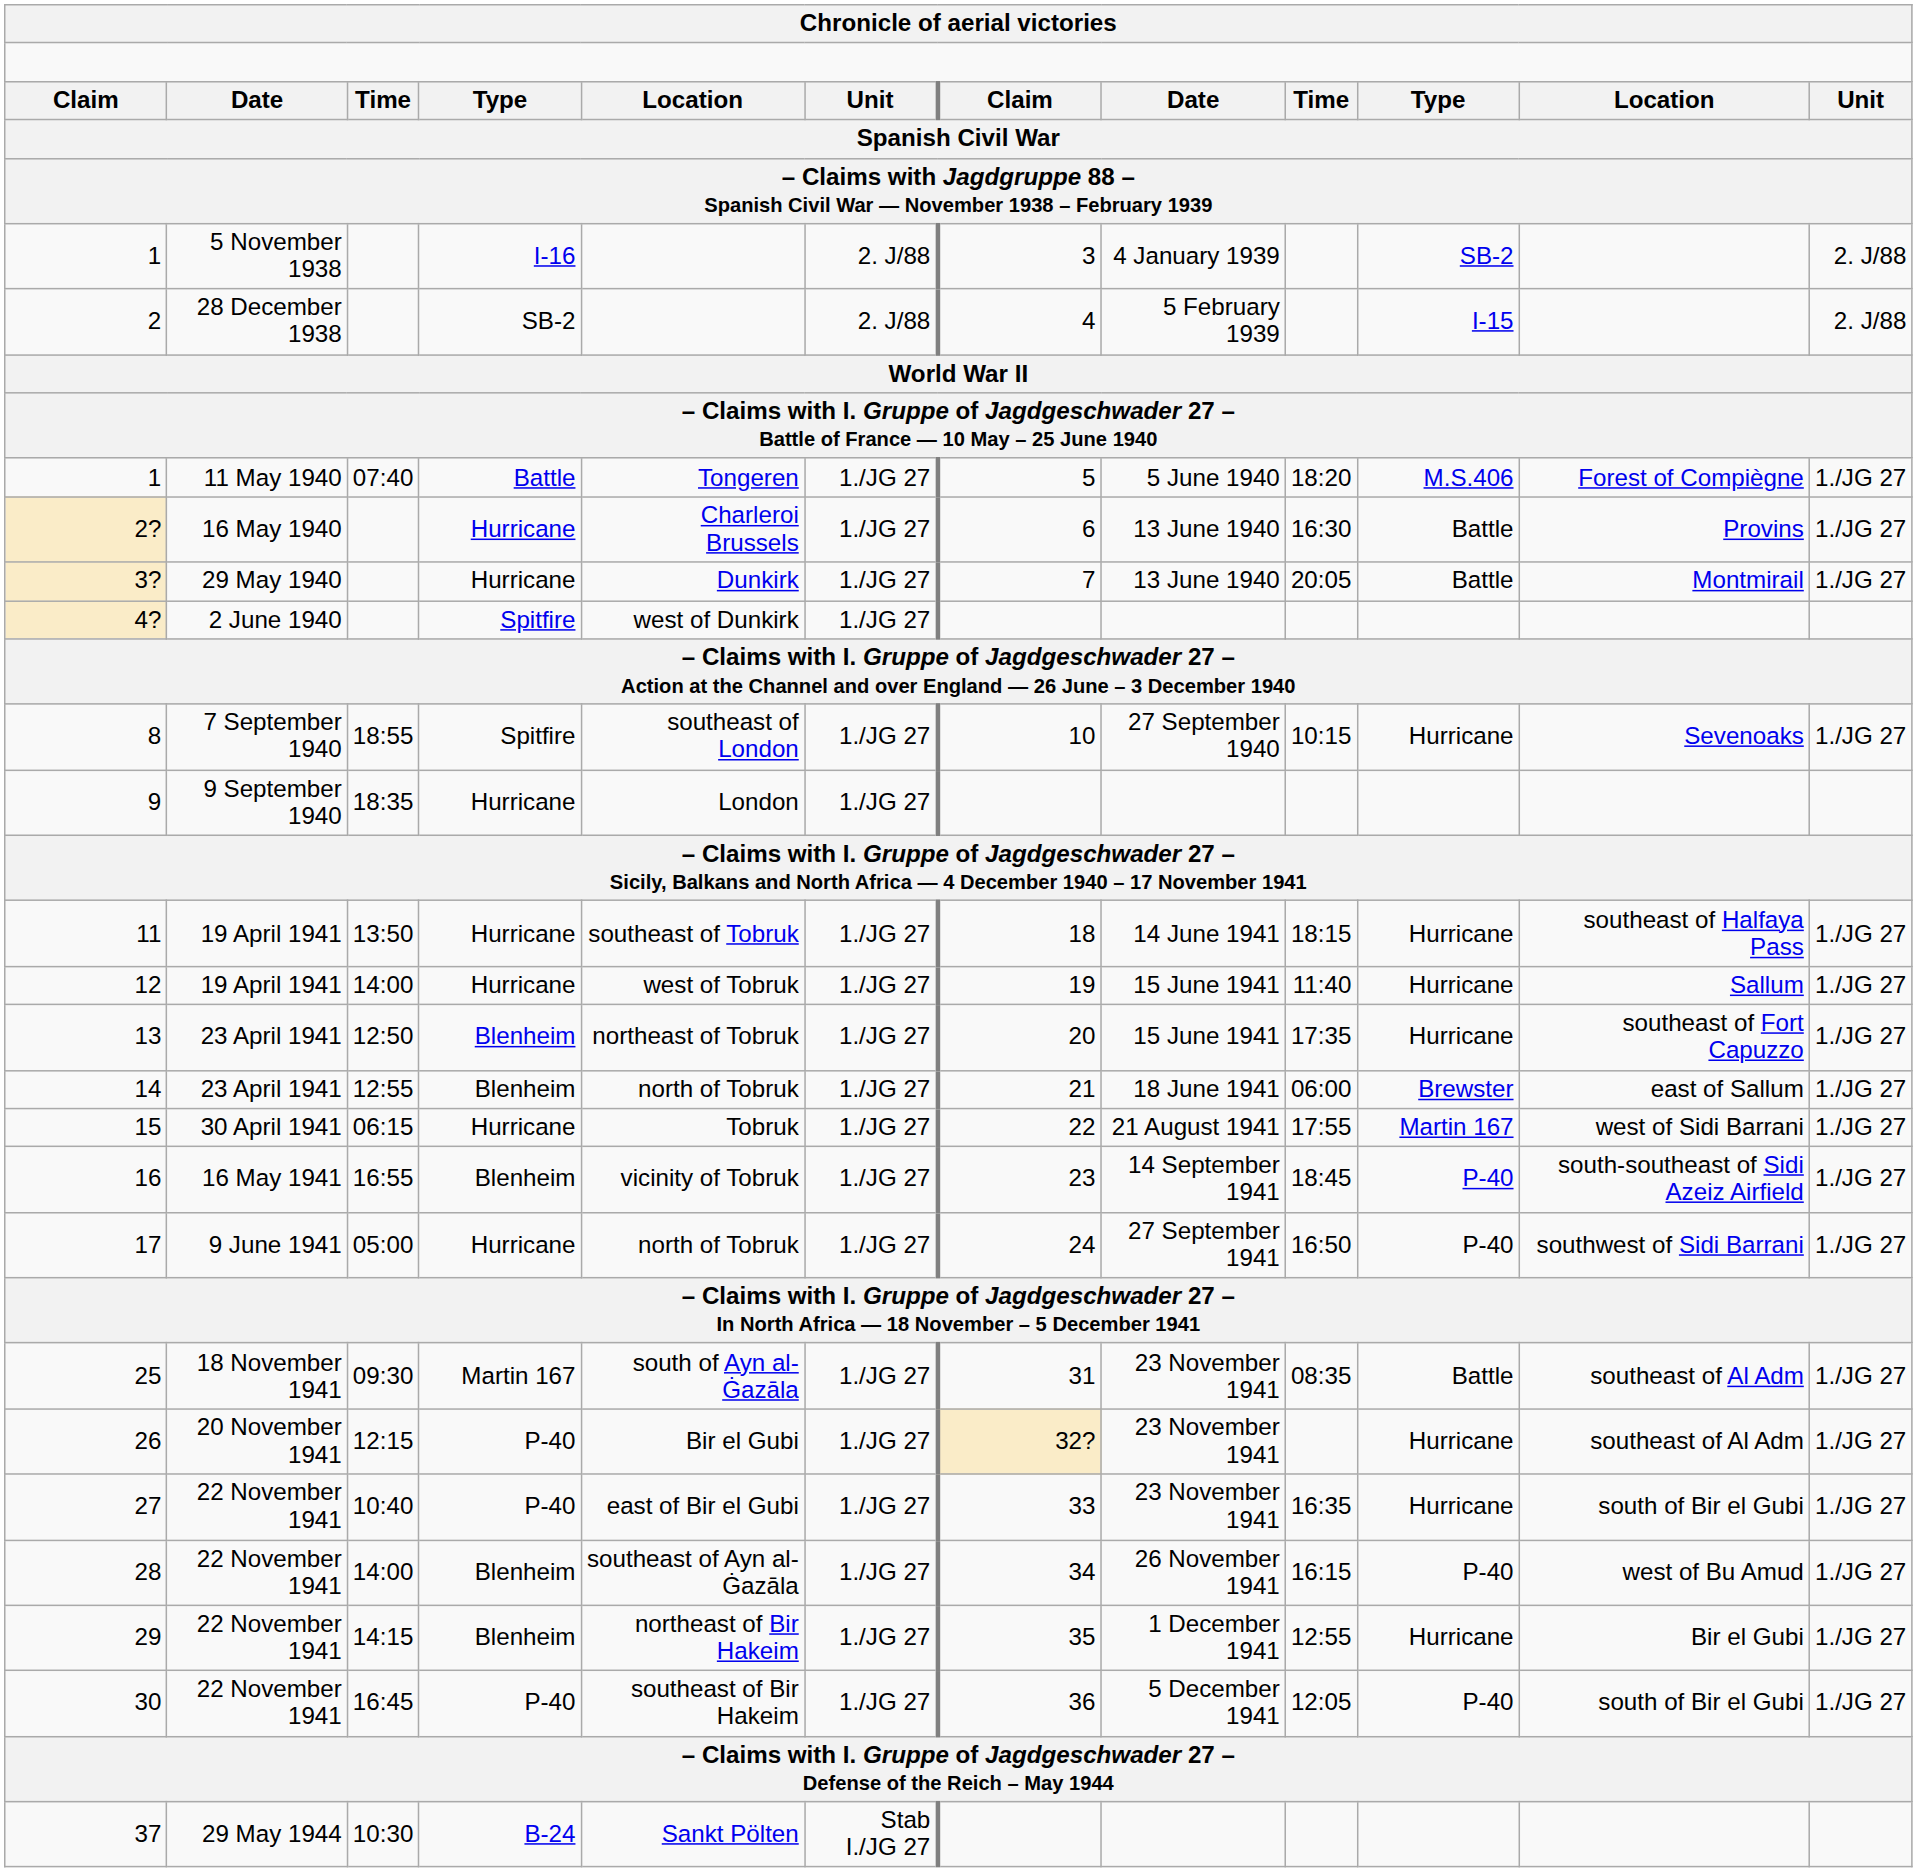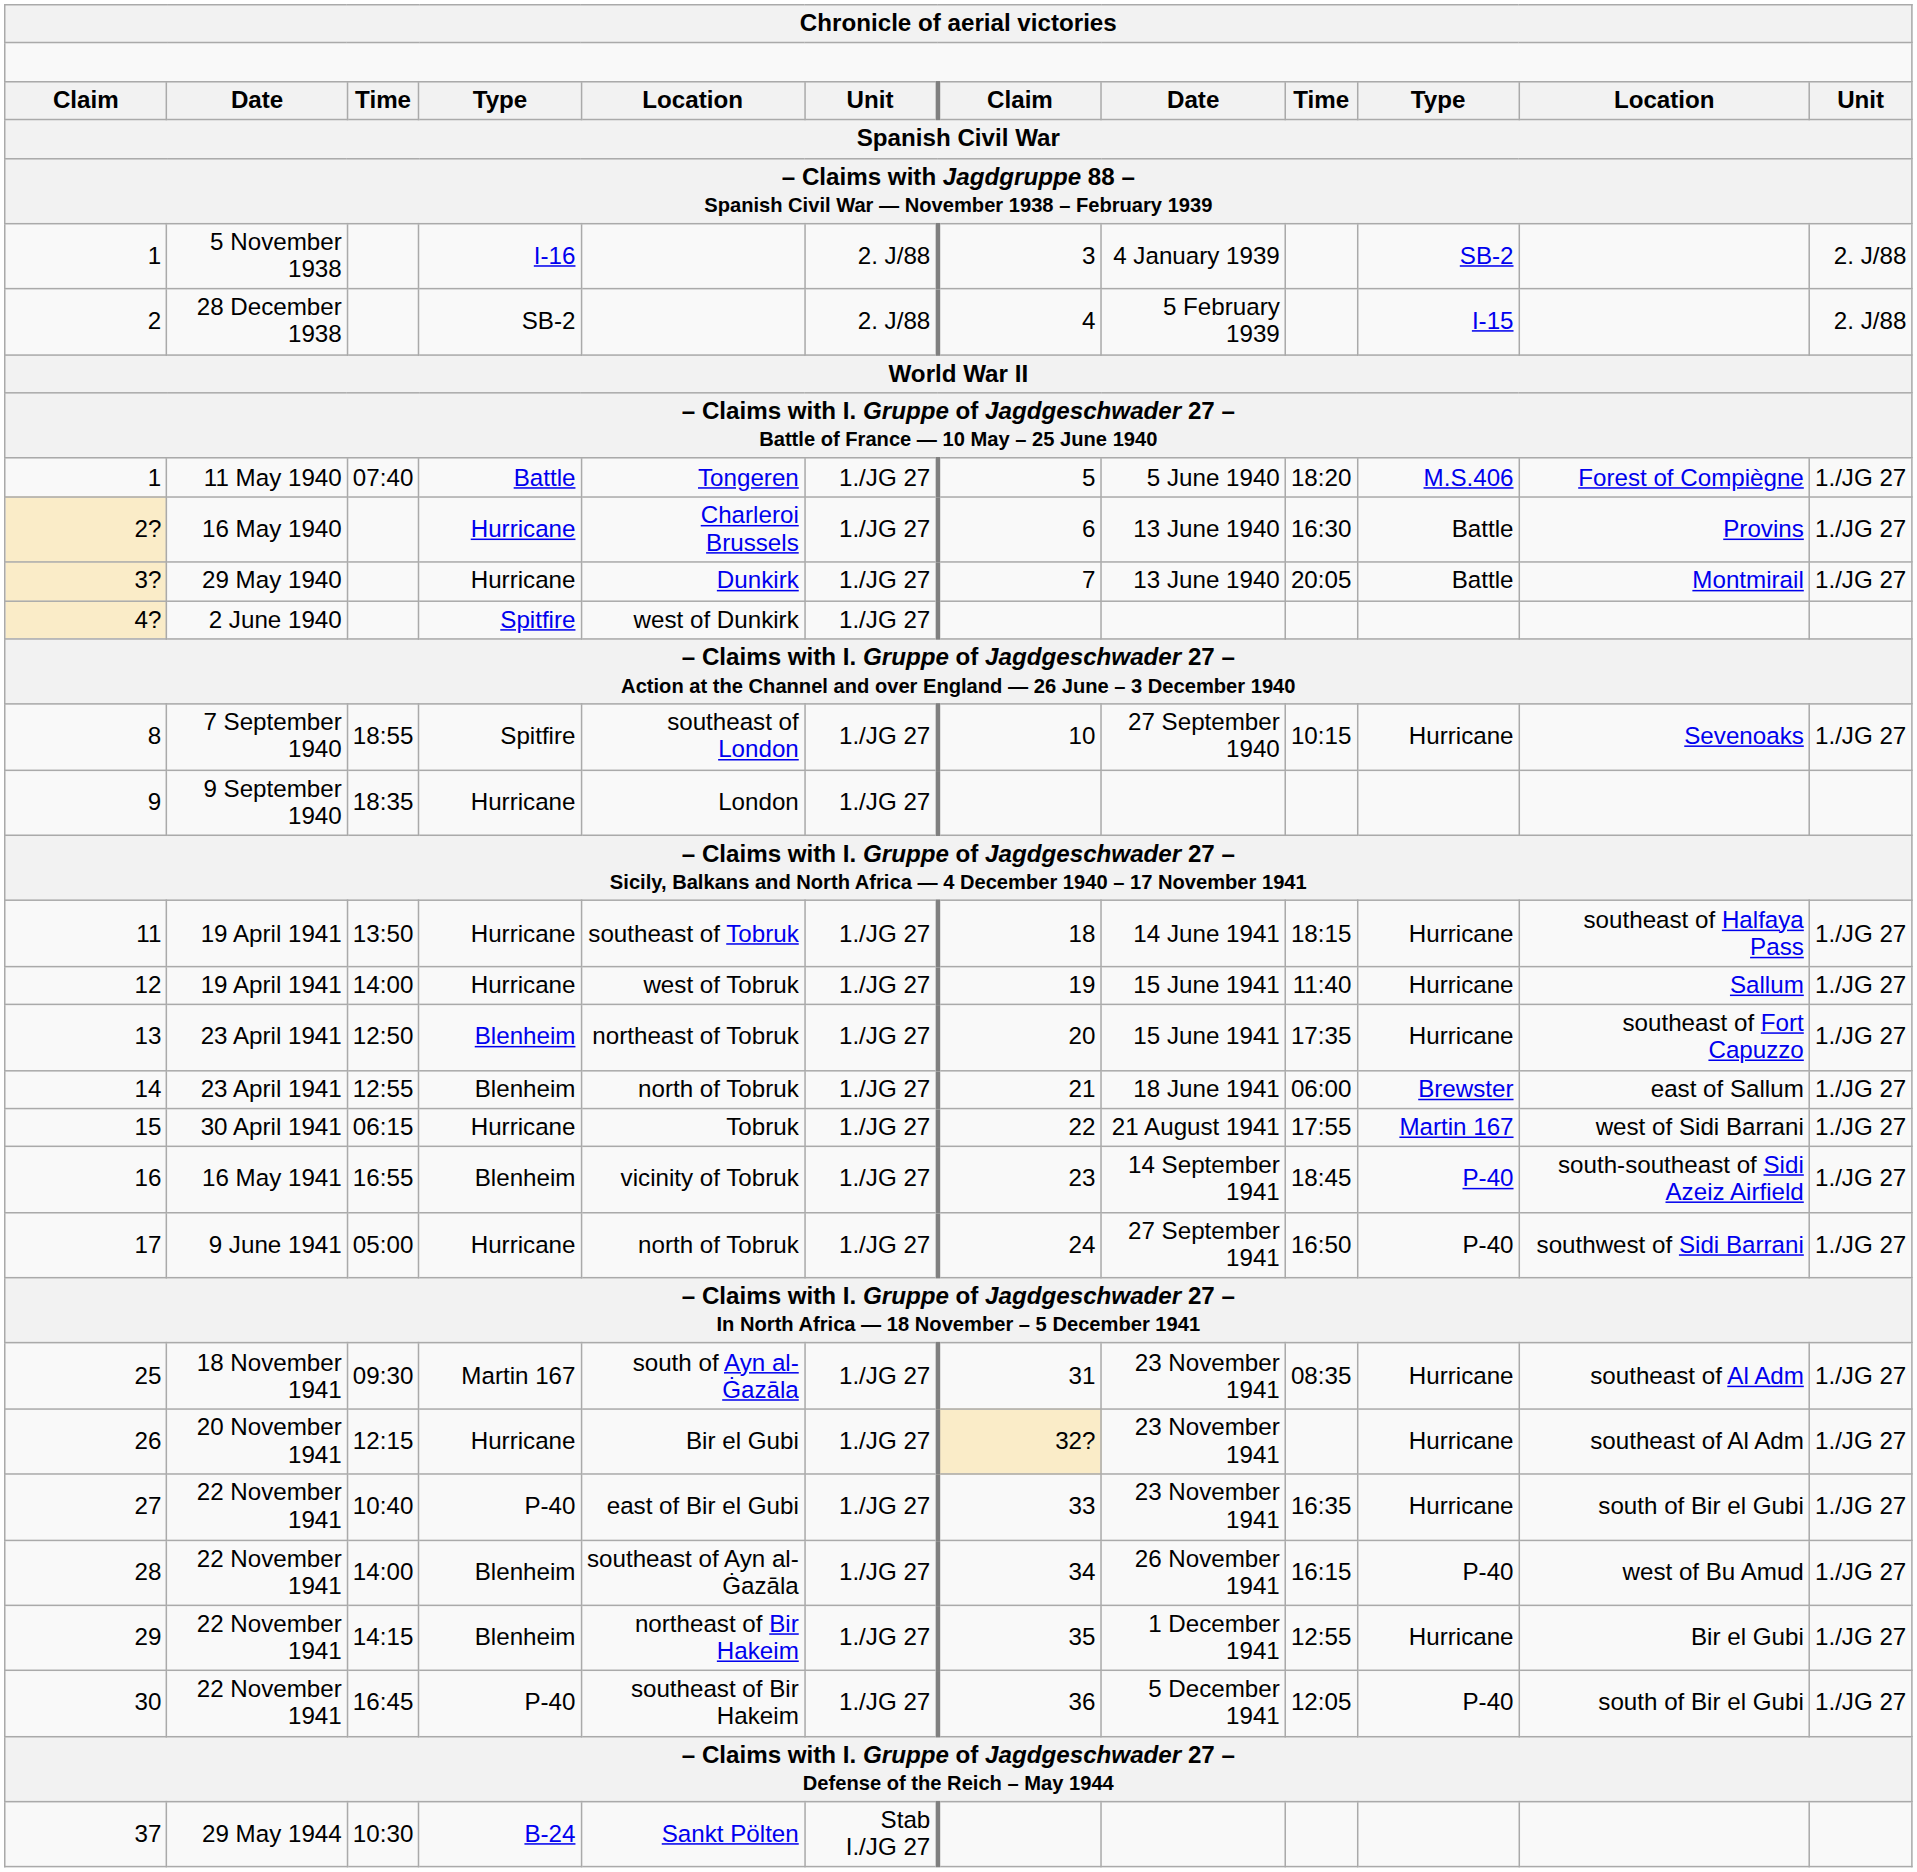(1483, 1375) Battle -> (1461, 1375) Hurricane
(550, 1441) P-40 -> (523, 1441) Hurricane
